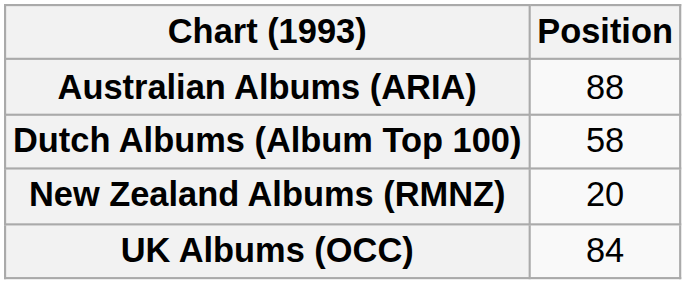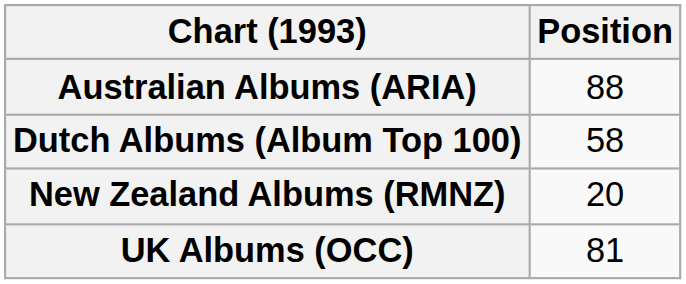(605, 250) 84 -> (605, 250) 81
